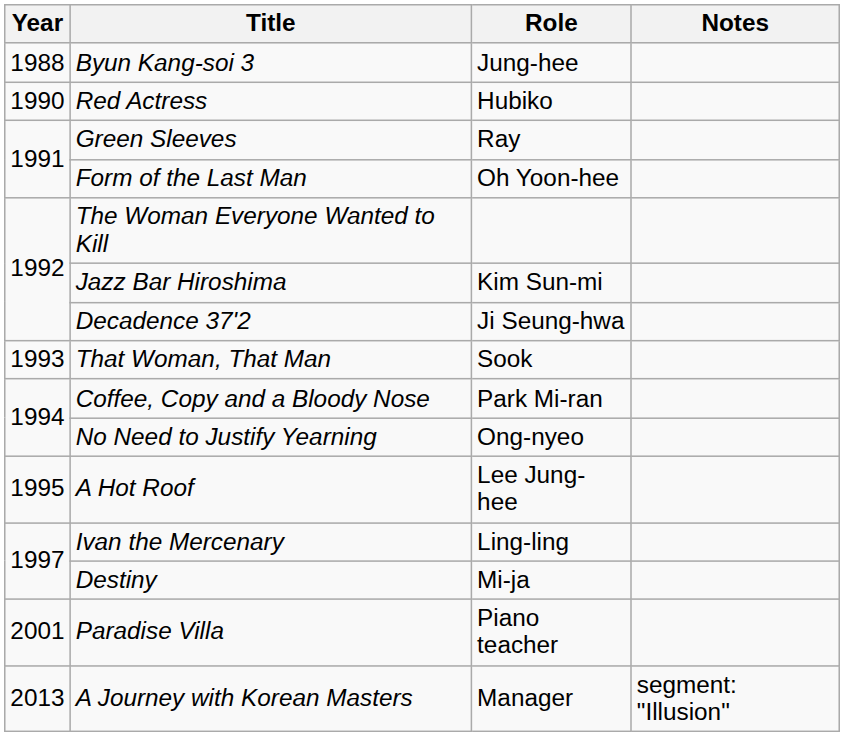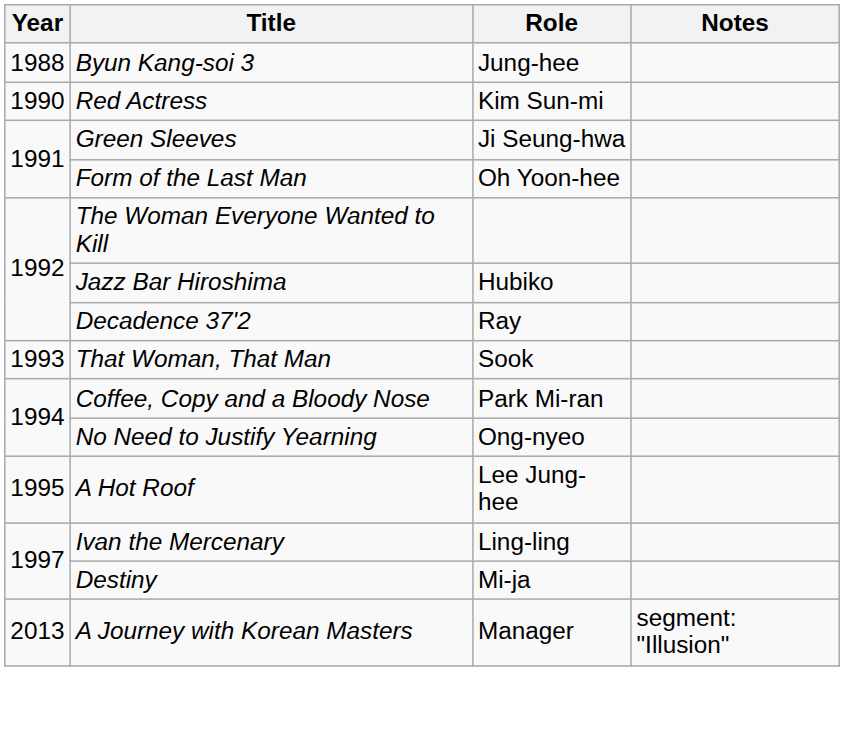(515, 100) Hubiko -> (541, 100) Kim Sun-mi
(499, 139) Ray -> (552, 139) Ji Seung-hwa
(540, 282) Kim Sun-mi -> (516, 282) Hubiko
(551, 321) Ji Seung-hwa -> (500, 321) Ray
- row: (150, 632)
